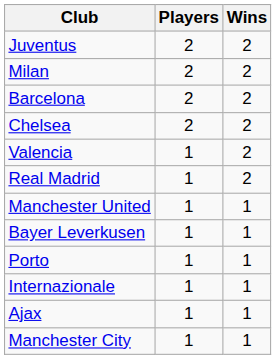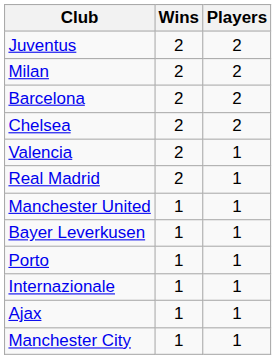columns swapped: (189, 17) <-> (247, 17)
